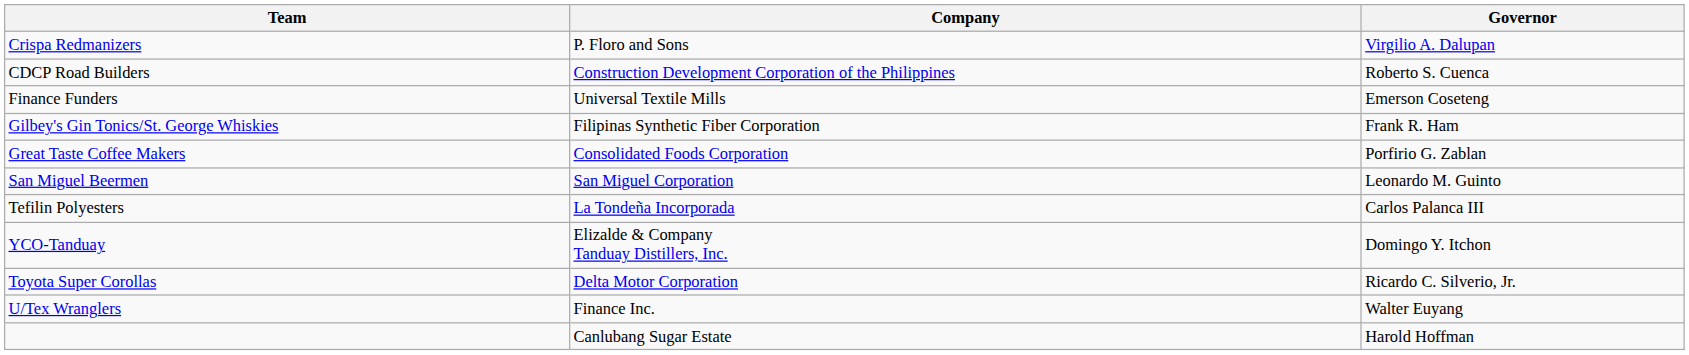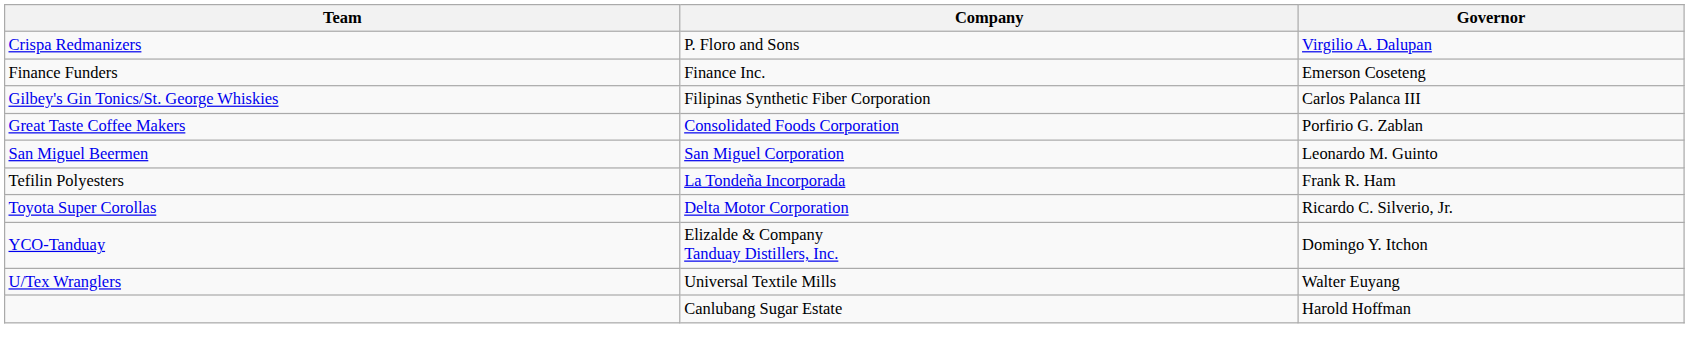- row: (79, 71)
(650, 99) Universal Textile Mills -> (725, 71) Finance Inc.
(1412, 126) Frank R. Ham -> (1361, 99) Carlos Palanca III
(1425, 207) Carlos Palanca III -> (1349, 180) Frank R. Ham
rows swapped: (82, 281) <-> (57, 244)
(614, 308) Finance Inc. -> (760, 281) Universal Textile Mills
